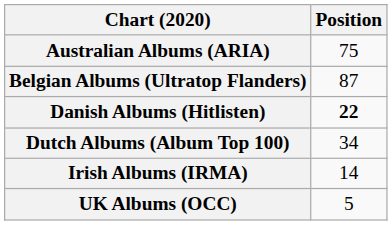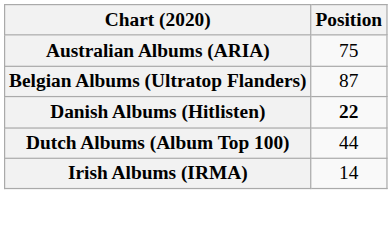(349, 142) 34 -> (349, 142) 44
- row: (158, 204)
